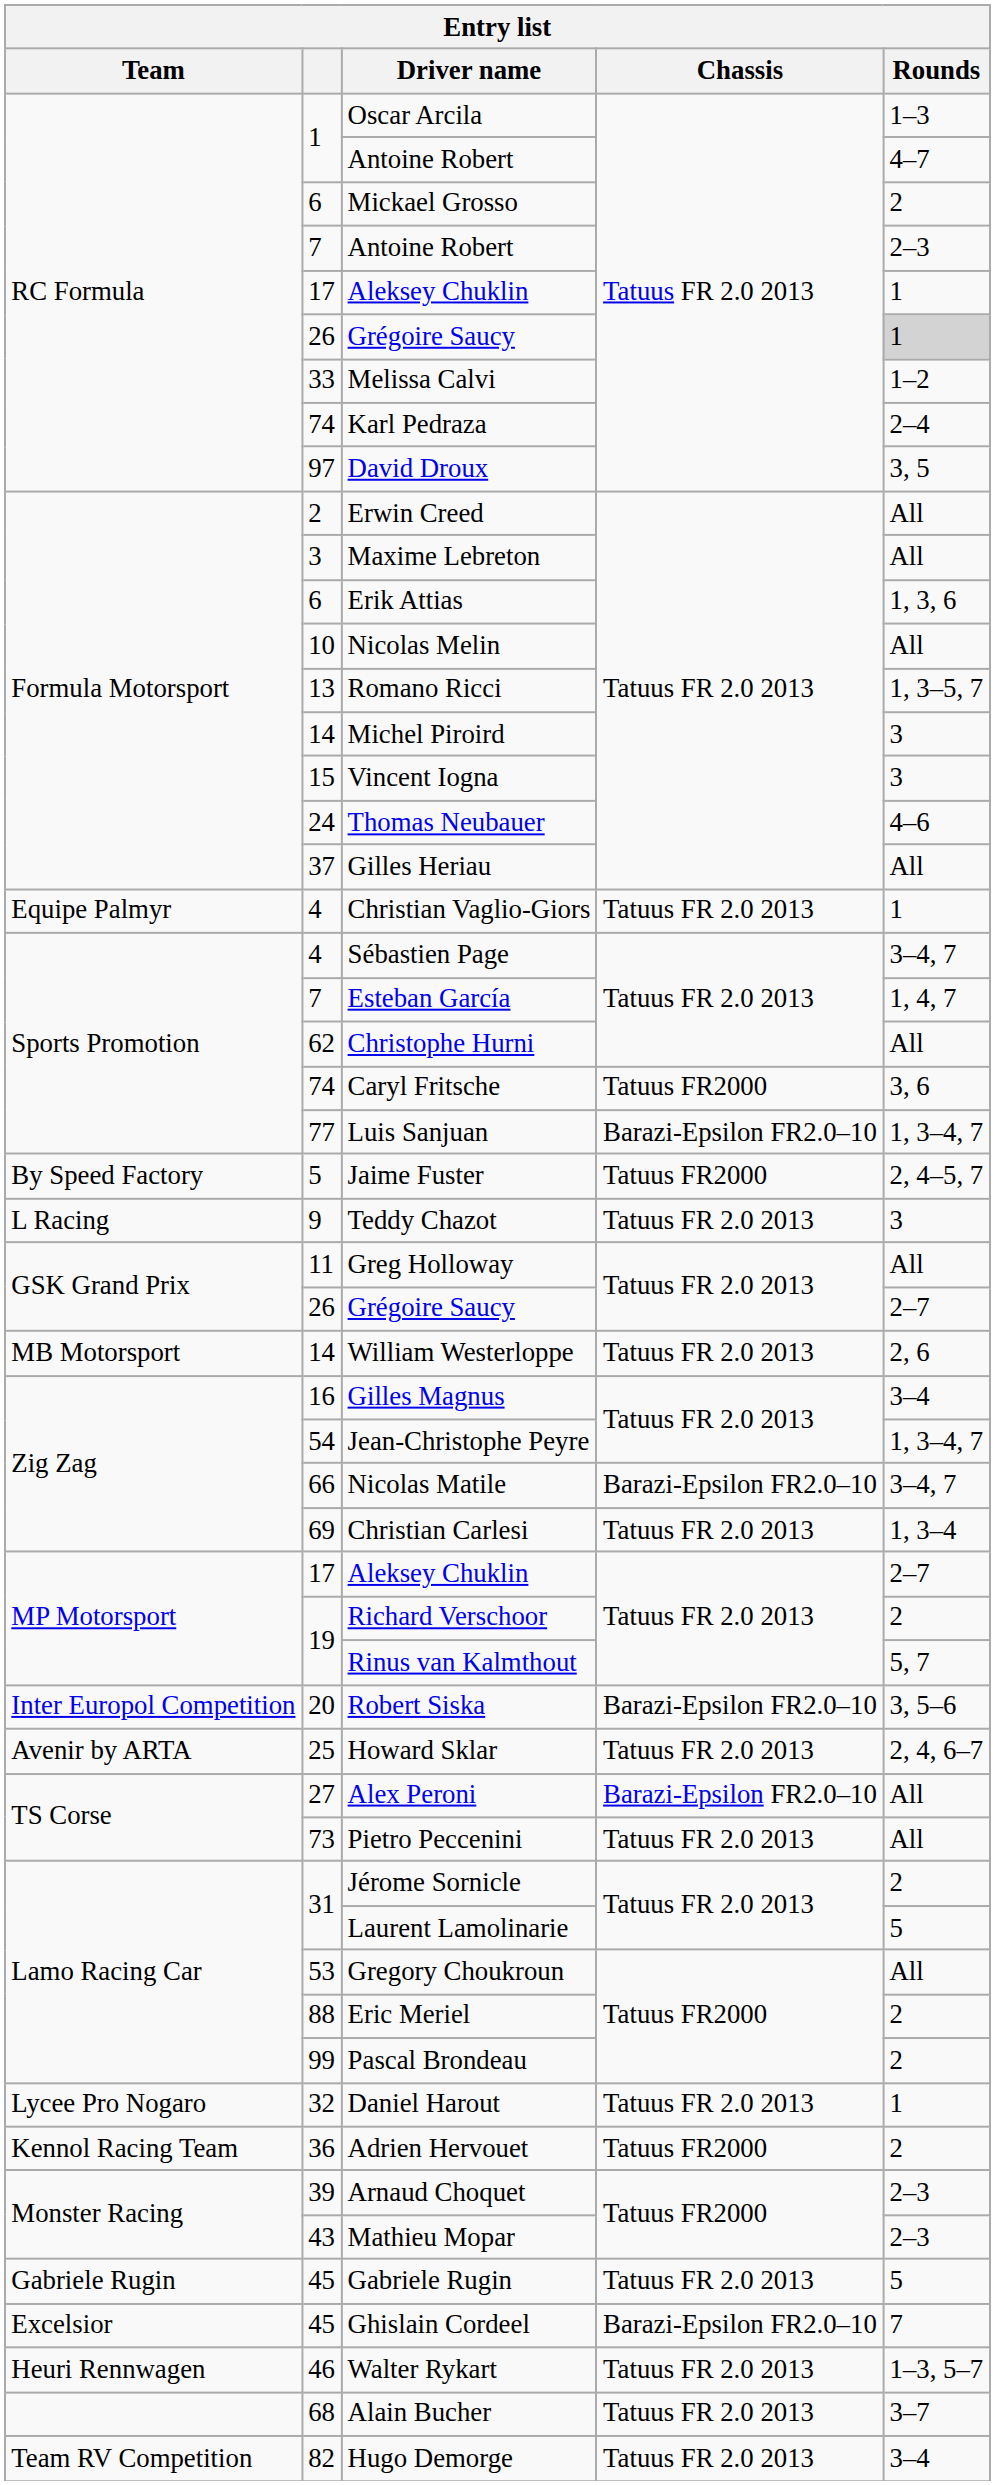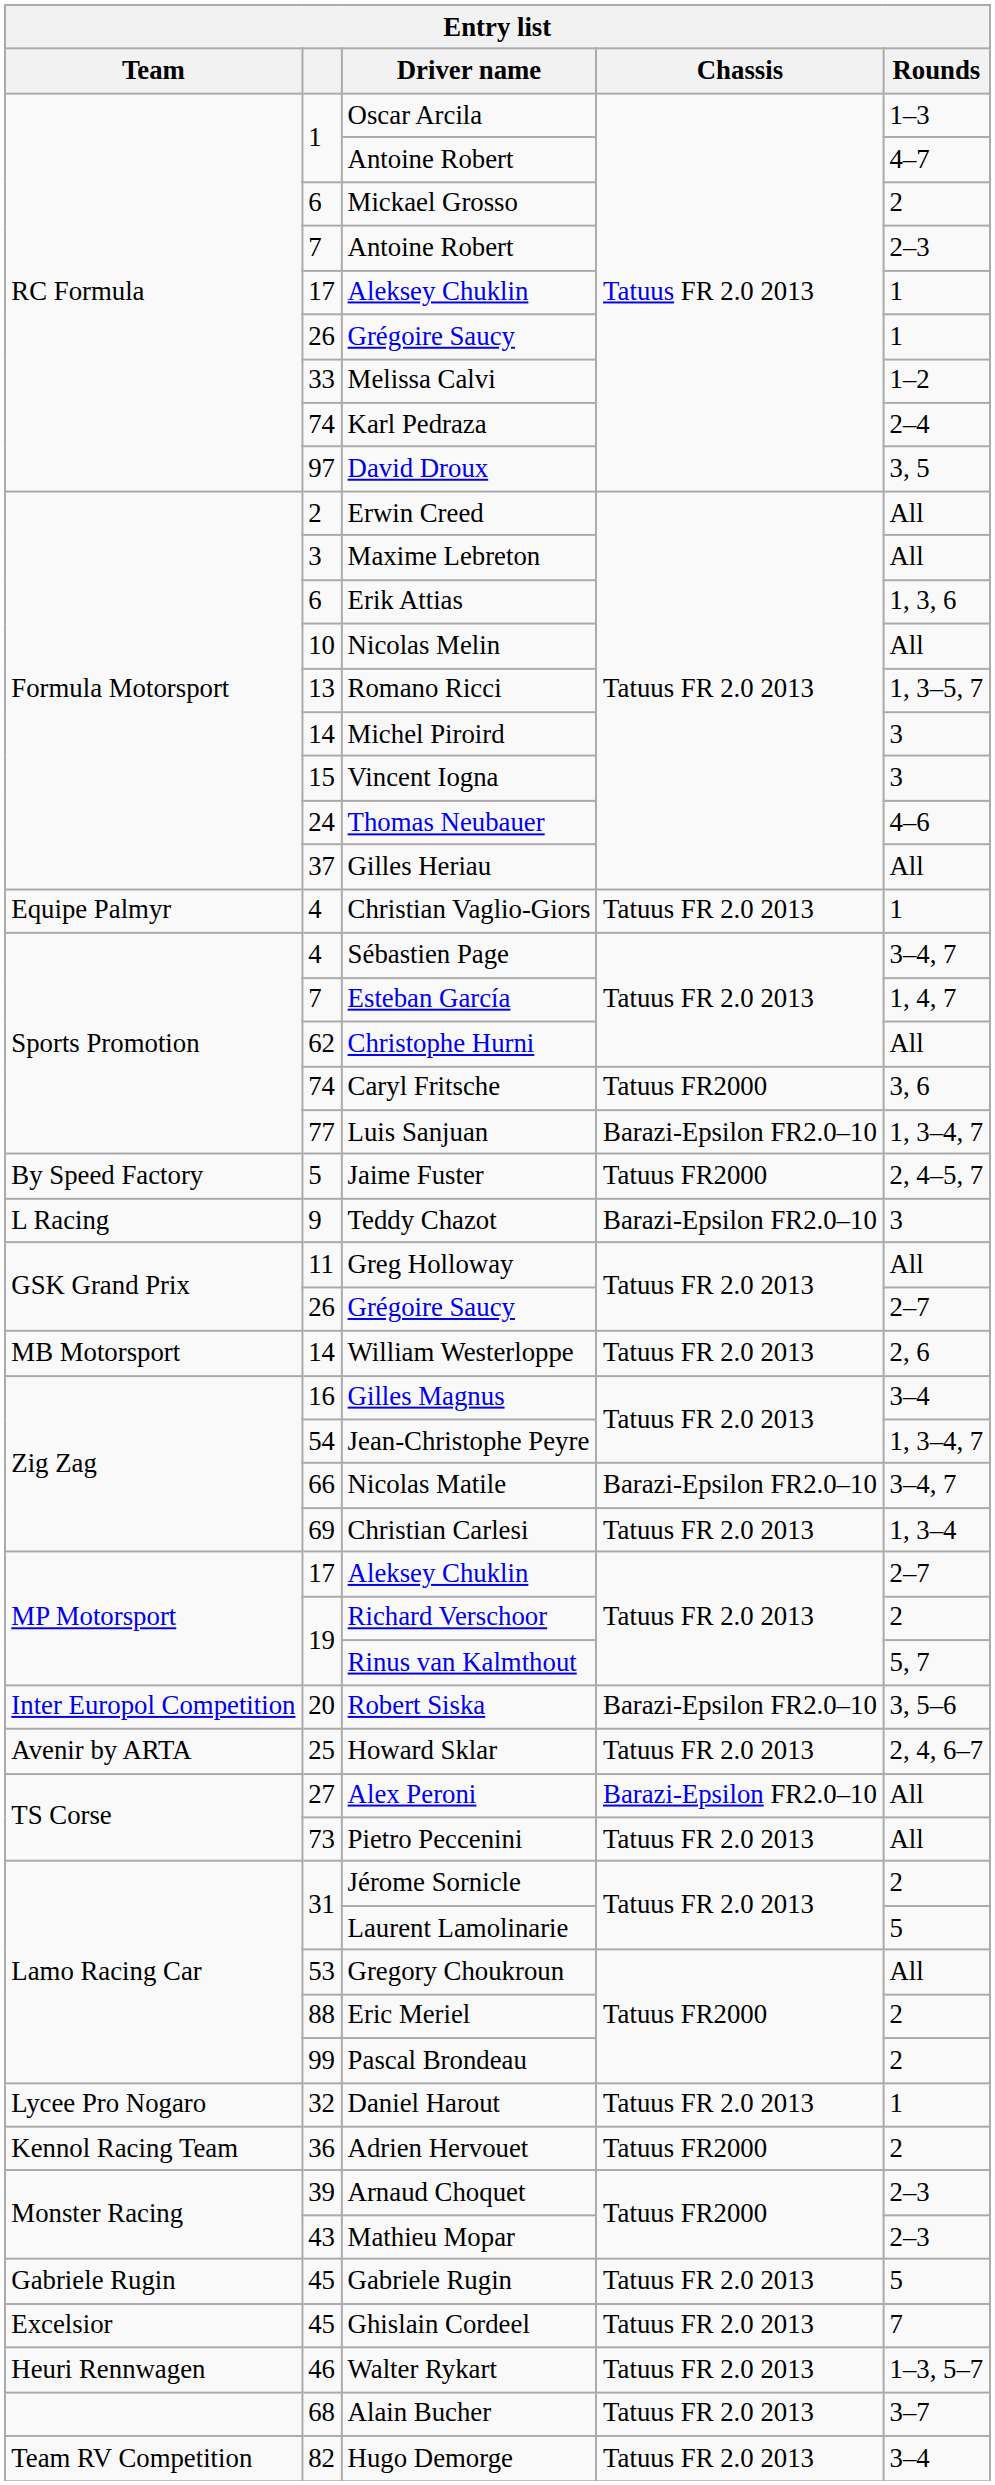(896, 335) lightgrey background -> (896, 335) no background
(709, 1219) Tatuus FR 2.0 2013 -> (740, 1219) Barazi-Epsilon FR2.0–10
(740, 2324) Barazi-Epsilon FR2.0–10 -> (709, 2324) Tatuus FR 2.0 2013
